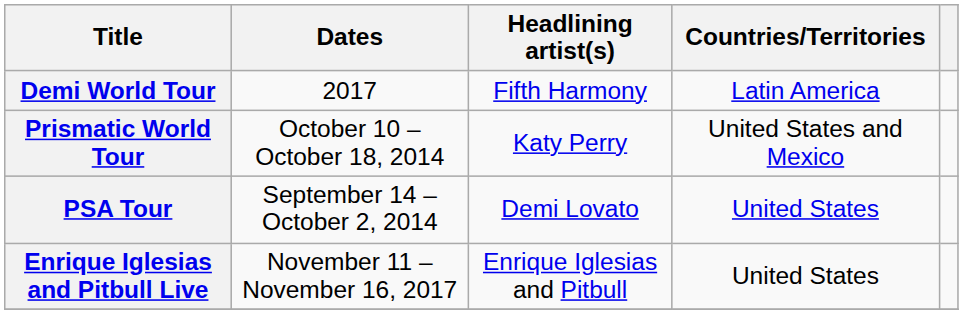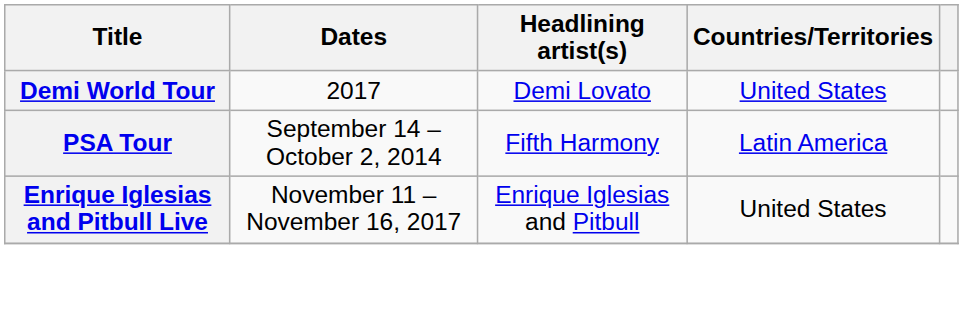(570, 90) Fifth Harmony -> (582, 90) Demi Lovato
(805, 90) Latin America -> (813, 90) United States
- row: (118, 142)
(570, 209) Demi Lovato -> (582, 142) Fifth Harmony
(805, 209) United States -> (813, 142) Latin America
